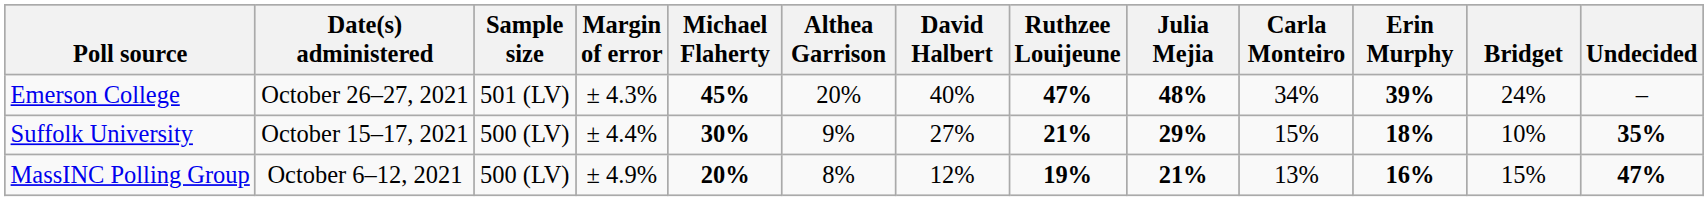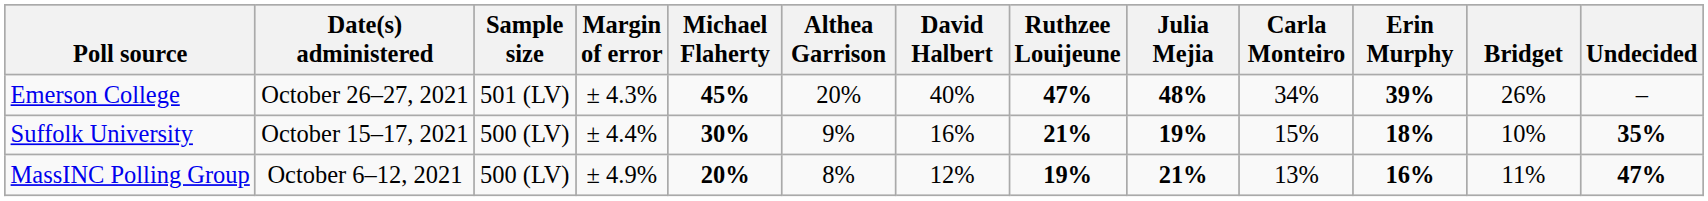(1524, 94) 24% -> (1524, 94) 26%
(952, 134) 27% -> (952, 134) 16%
(1183, 134) 29% -> (1183, 134) 19%
(1524, 175) 15% -> (1524, 175) 11%
